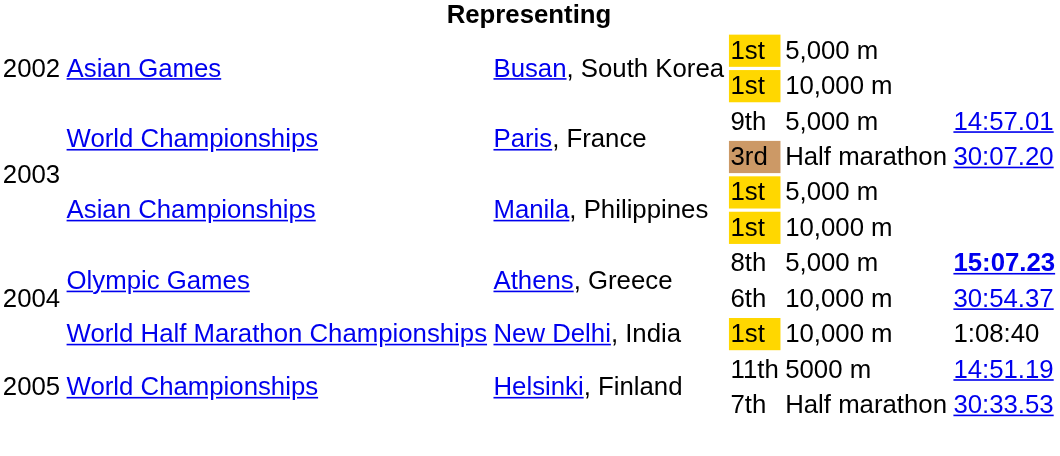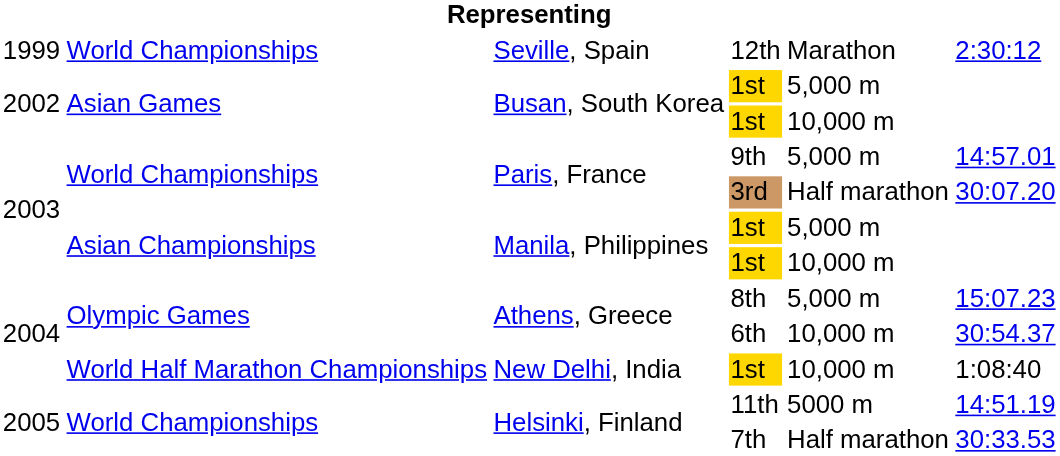+ row: (572, 50)
(1004, 262) bold -> (1005, 298) normal
